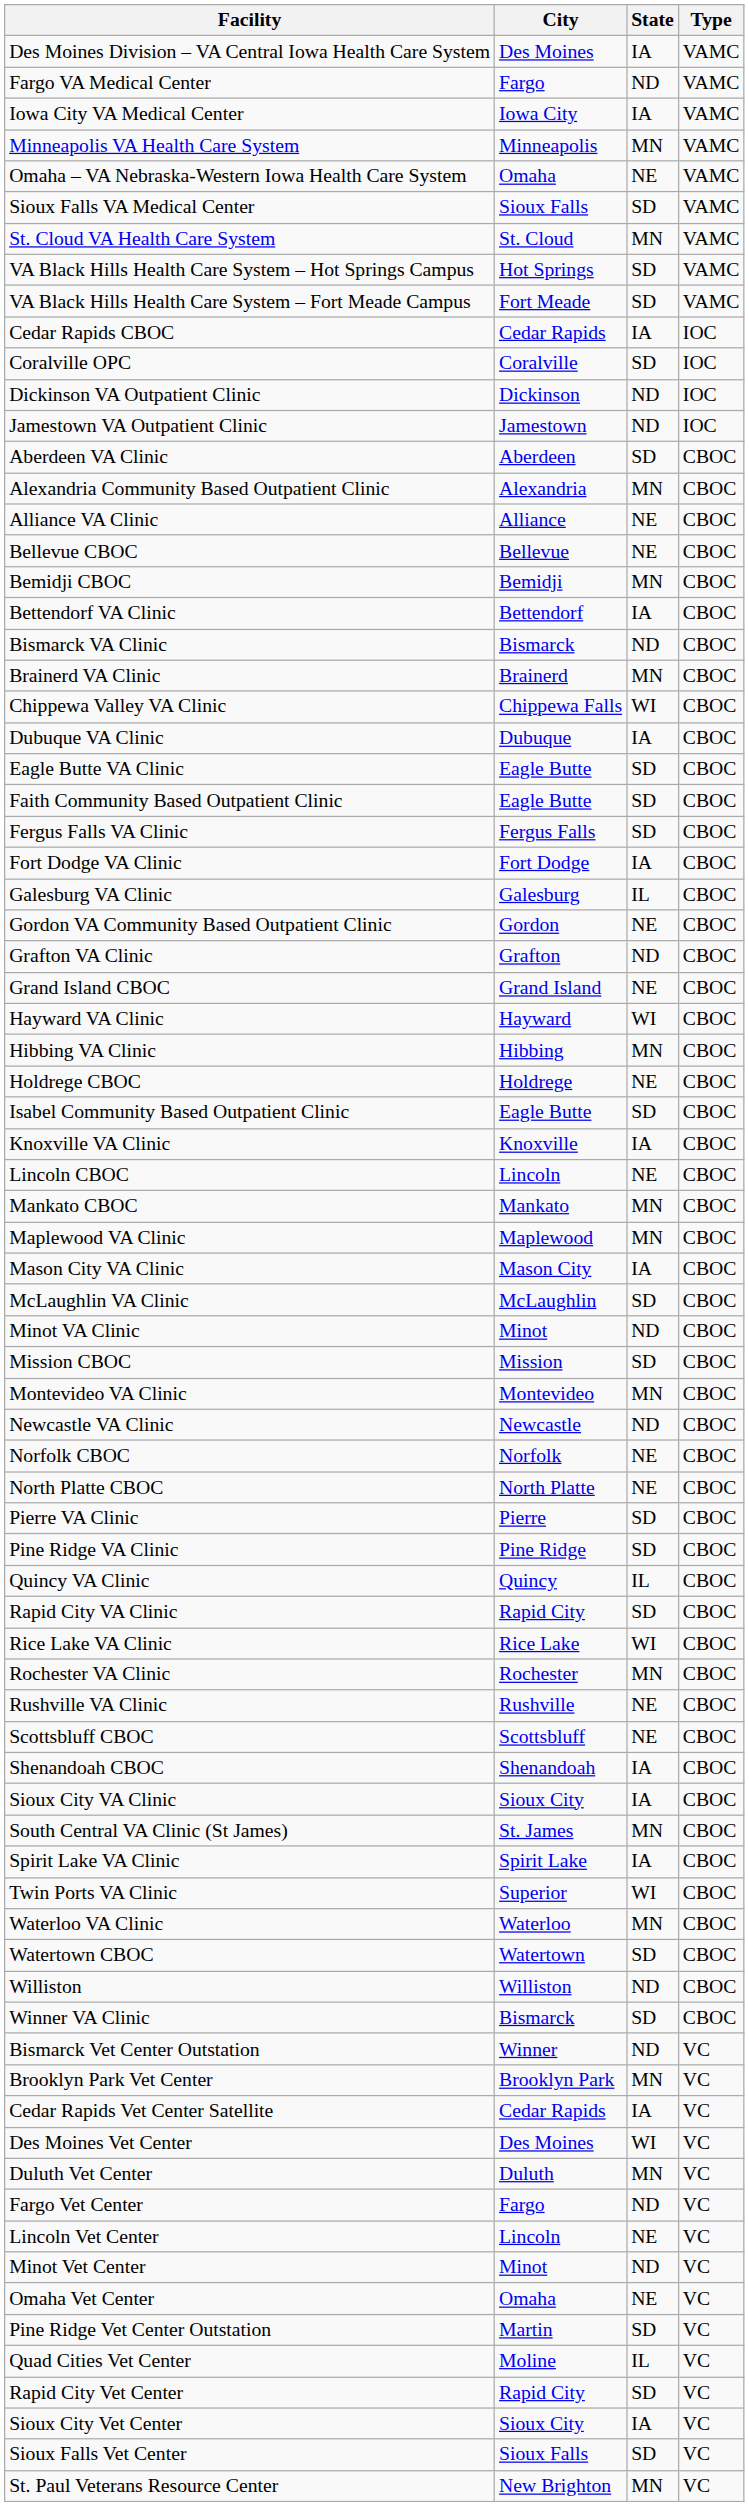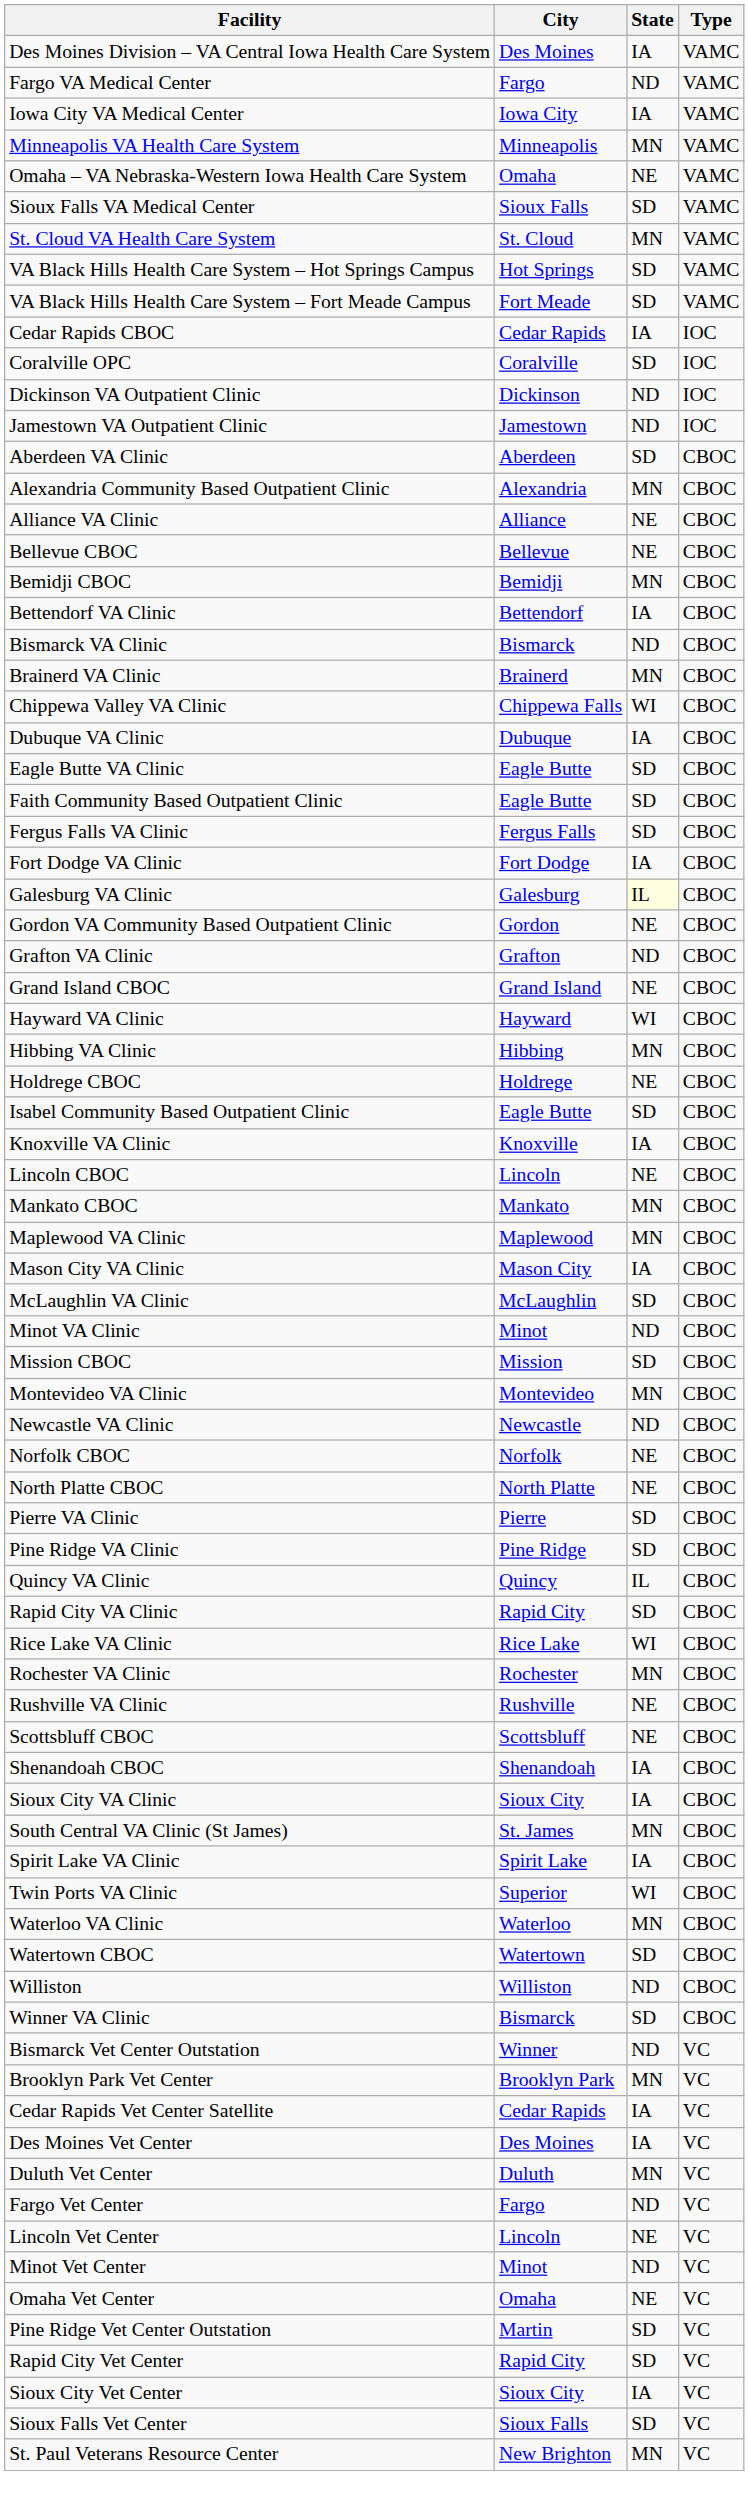(640, 894) no background -> (640, 894) lightyellow background
(644, 2142) WI -> (642, 2142) IA
- row: (100, 2360)
